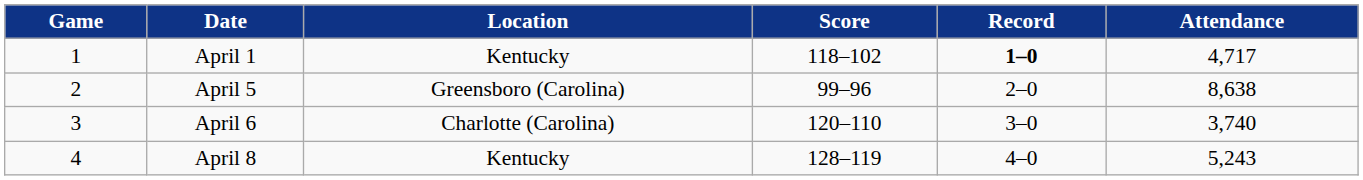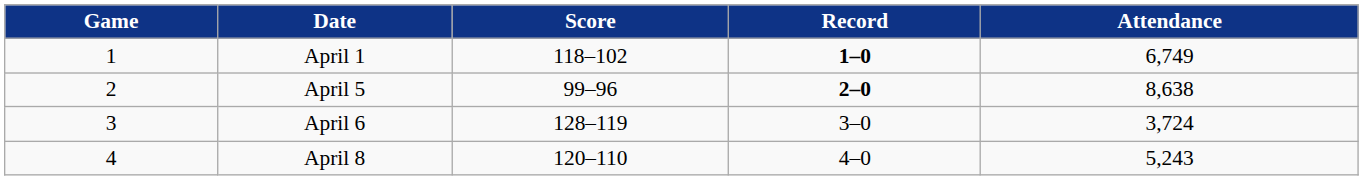- column: (528, 21)
(1232, 55) 4,717 -> (1170, 55) 6,749
(1021, 89) normal -> (855, 89) bold
(844, 123) 120–110 -> (590, 123) 128–119
(1232, 123) 3,740 -> (1170, 123) 3,724
(844, 157) 128–119 -> (590, 157) 120–110
